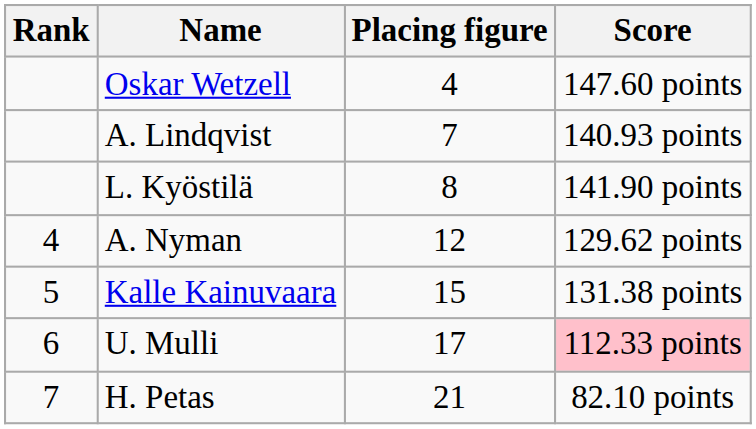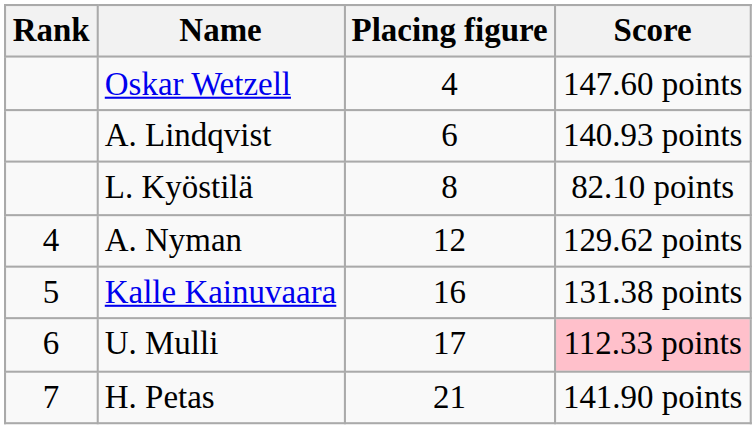(450, 135) 7 -> (450, 135) 6
(653, 187) 141.90 points -> (653, 187) 82.10 points
(450, 291) 15 -> (450, 291) 16
(653, 396) 82.10 points -> (653, 396) 141.90 points
